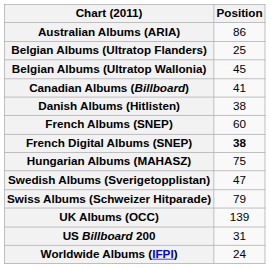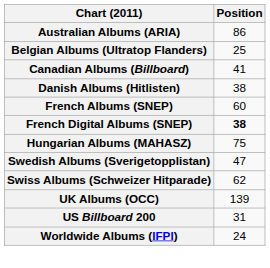- row: (109, 69)
(239, 198) 79 -> (239, 180) 62
